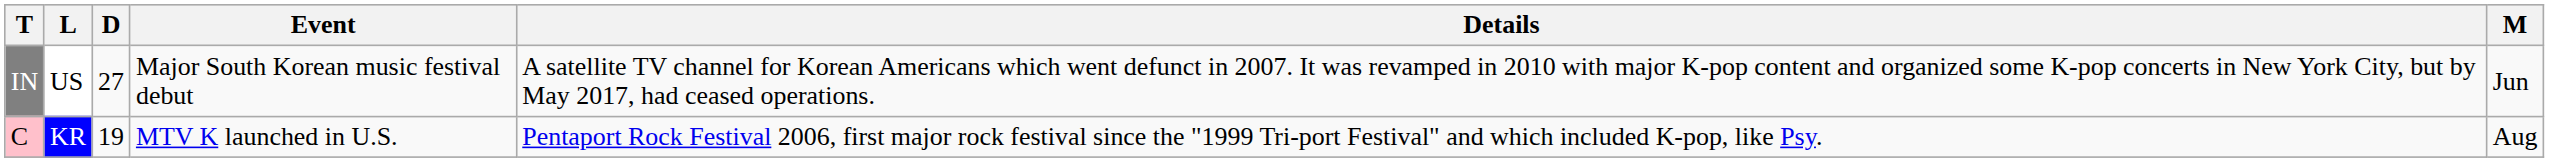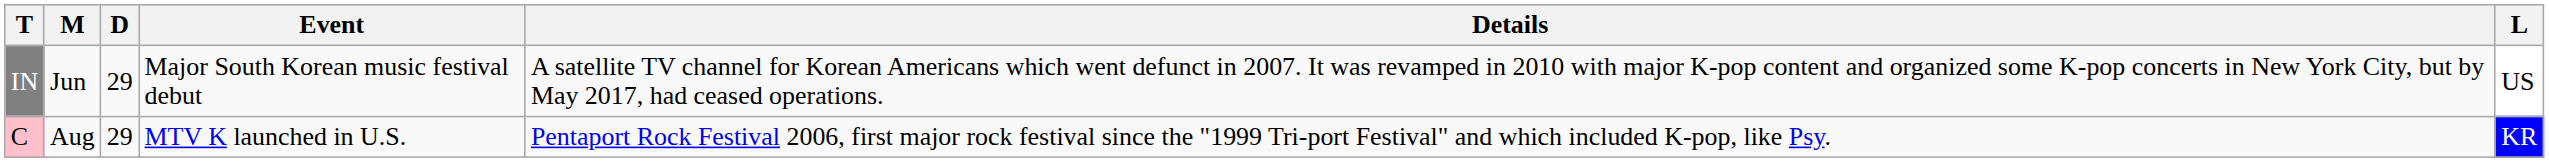columns swapped: (2515, 25) <-> (68, 25)
(111, 80) 27 -> (120, 80) 29
(111, 136) 19 -> (120, 136) 29
